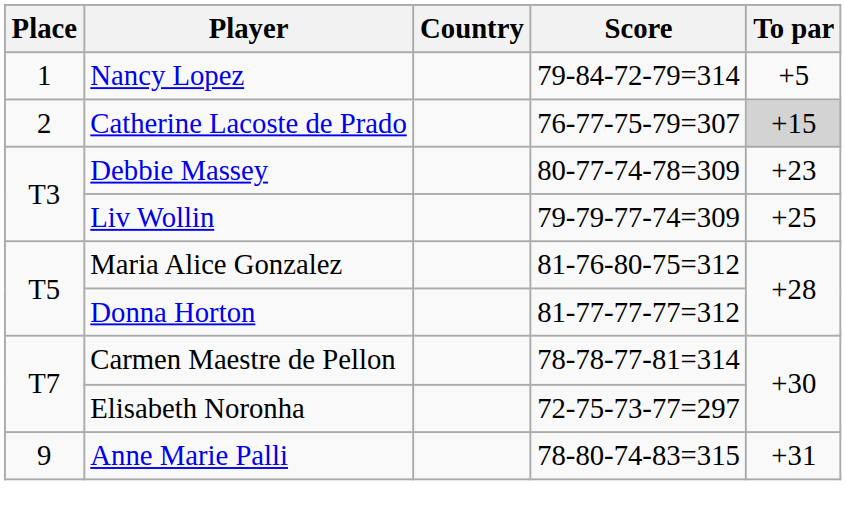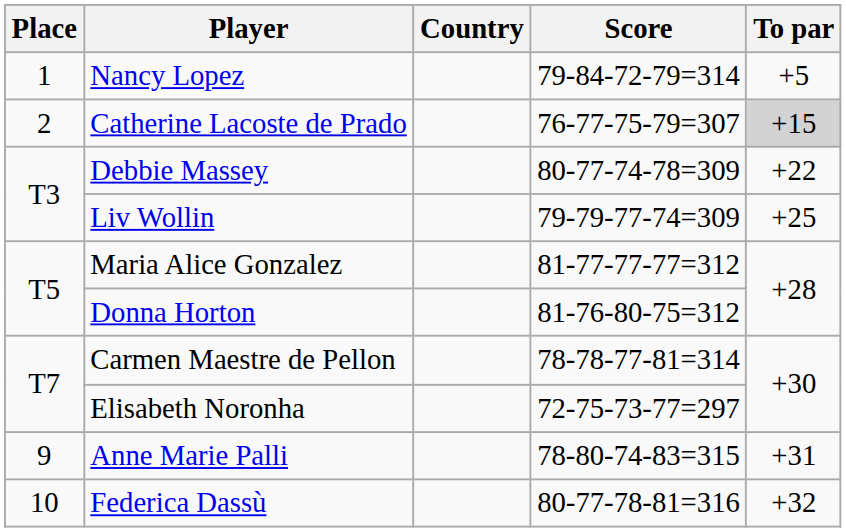(794, 170) +23 -> (794, 170) +22
(639, 265) 81-76-80-75=312 -> (639, 265) 81-77-77-77=312
(639, 312) 81-77-77-77=312 -> (639, 312) 81-76-80-75=312
+ row: (178, 502)
